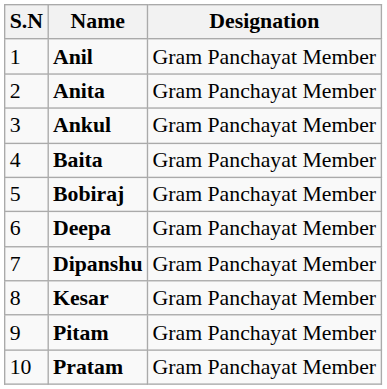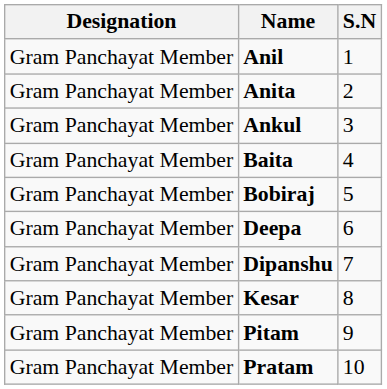columns swapped: (26, 21) <-> (264, 21)
